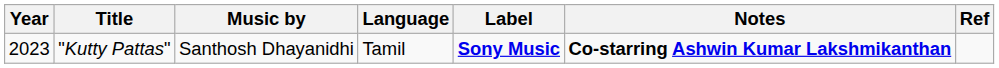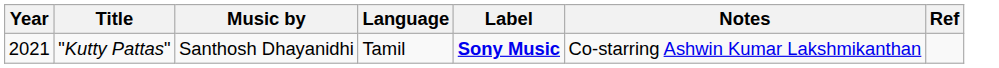(29, 48) 2023 -> (29, 48) 2021
(760, 48) bold -> (745, 48) normal
